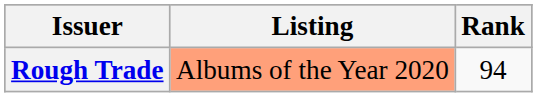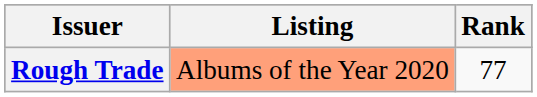(493, 69) 94 -> (493, 69) 77
